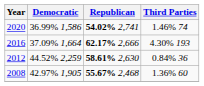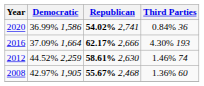(170, 27) 1.46% 74 -> (170, 27) 0.84% 36
(170, 58) 0.84% 36 -> (170, 58) 1.46% 74
